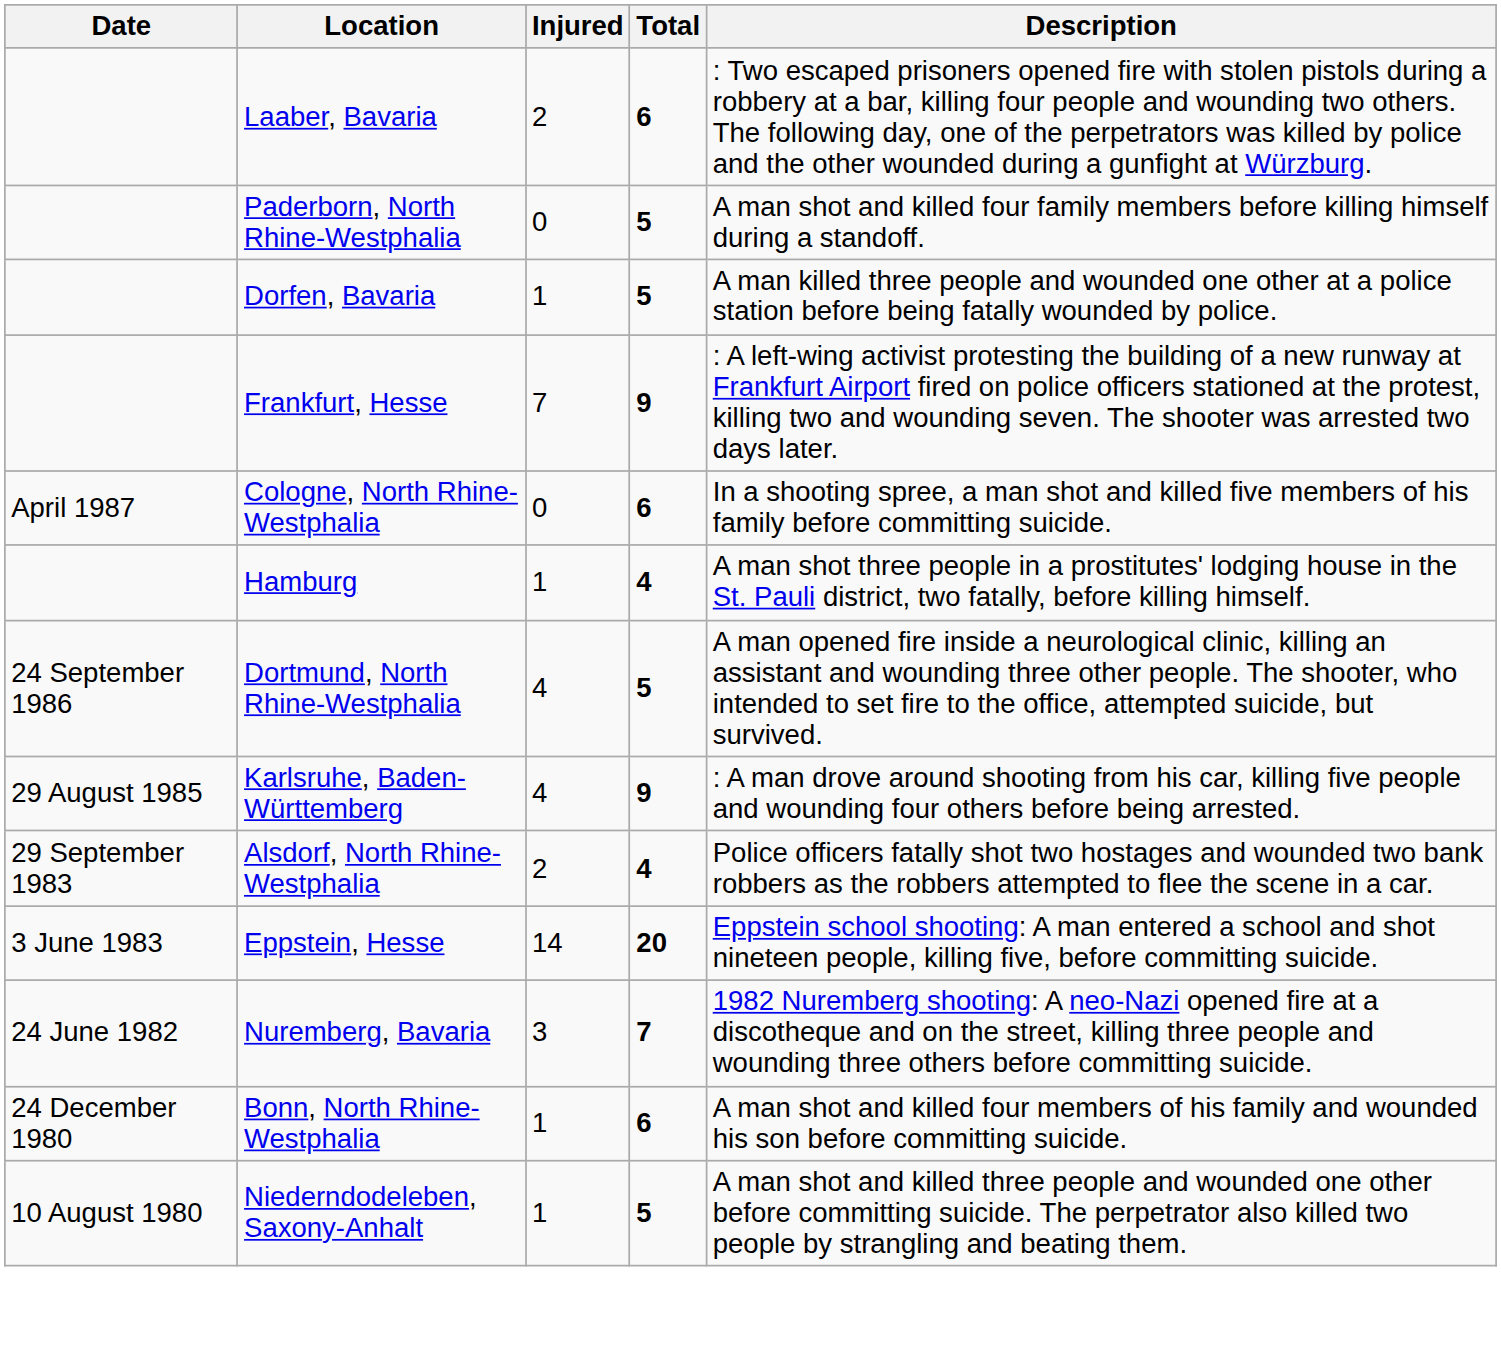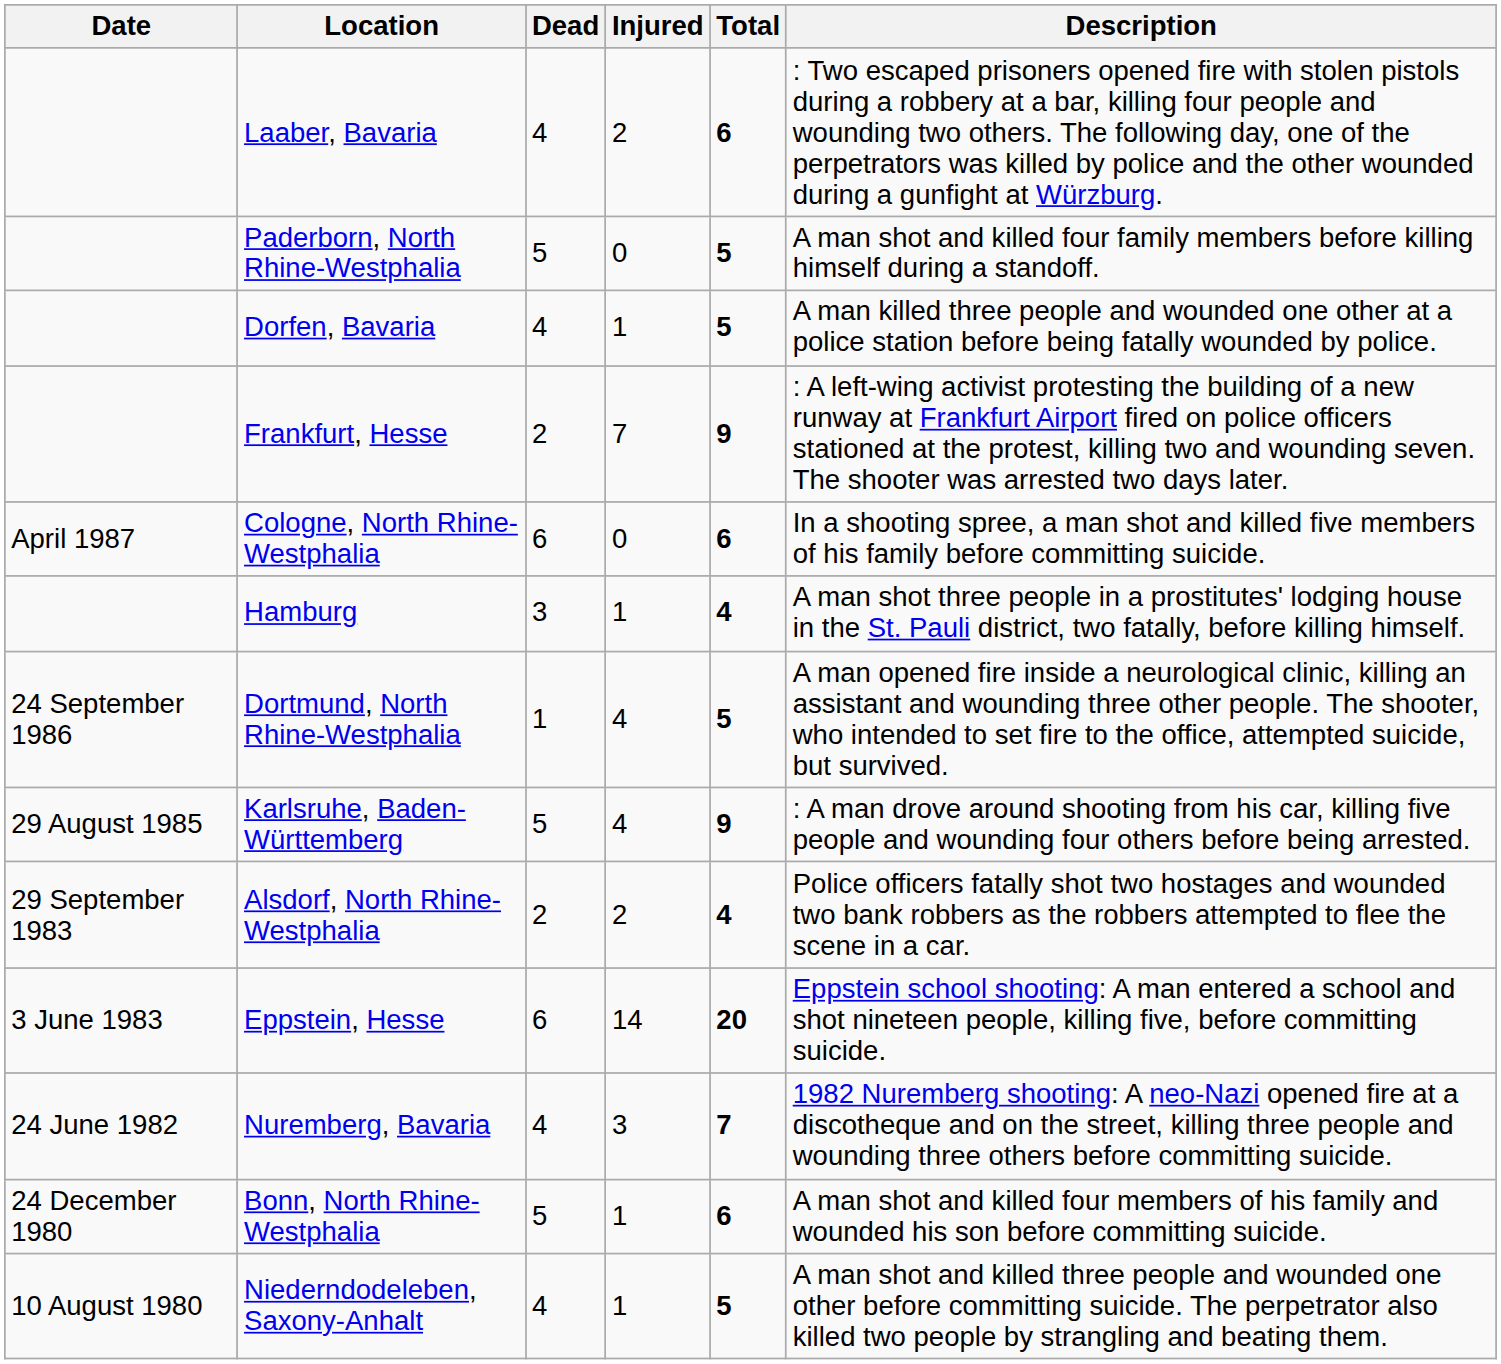+ column: (566, 26)
